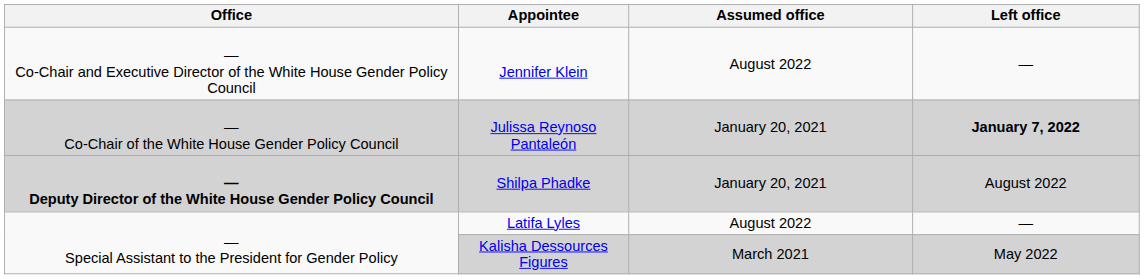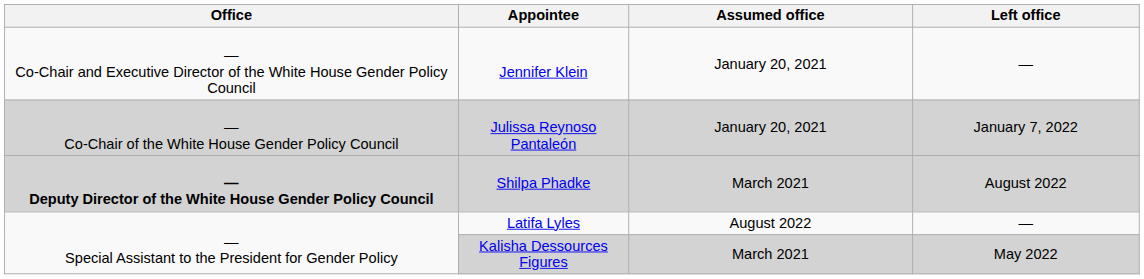(770, 63) August 2022 -> (770, 63) January 20, 2021
(1026, 127) bold -> (1026, 127) normal
(770, 183) January 20, 2021 -> (770, 183) March 2021
